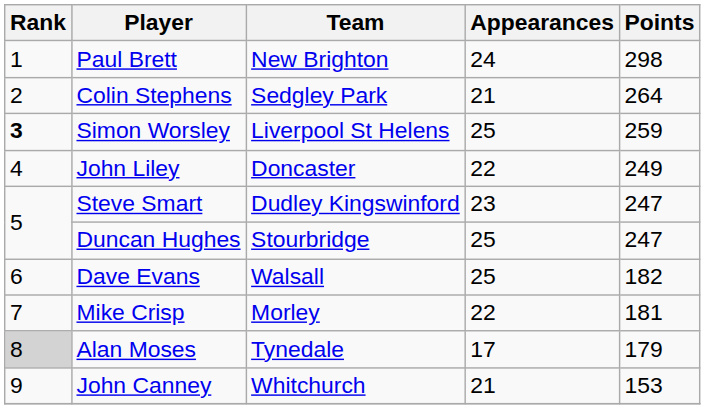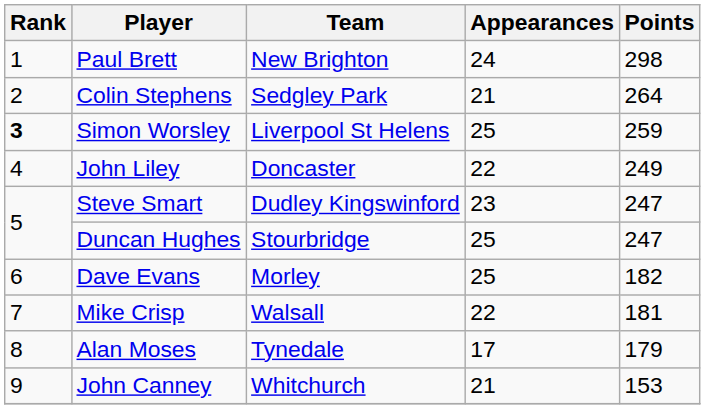(288, 276) Walsall -> (285, 276) Morley
(285, 312) Morley -> (288, 312) Walsall
(16, 349) lightgrey background -> (16, 349) no background
